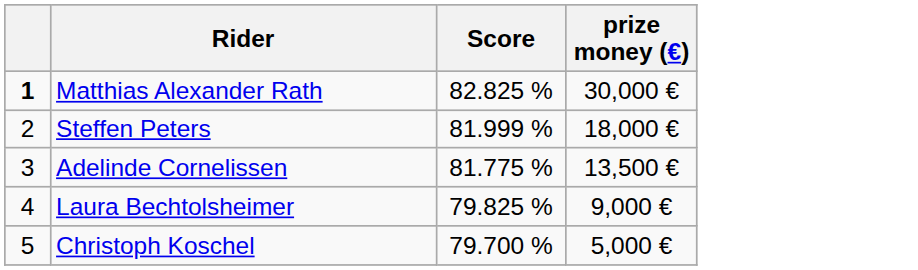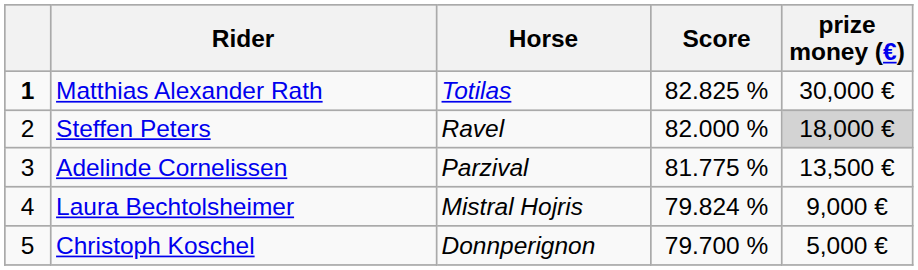+ column: (544, 38)
(501, 129) 81.999 % -> (717, 129) 82.000 %
(632, 129) no background -> (847, 129) lightgrey background
(501, 206) 79.825 % -> (717, 206) 79.824 %
